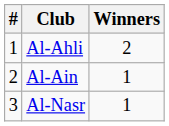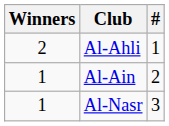columns swapped: (13, 18) <-> (127, 18)
